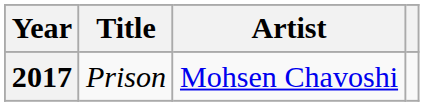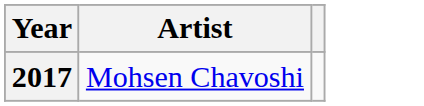- column: (126, 28)
